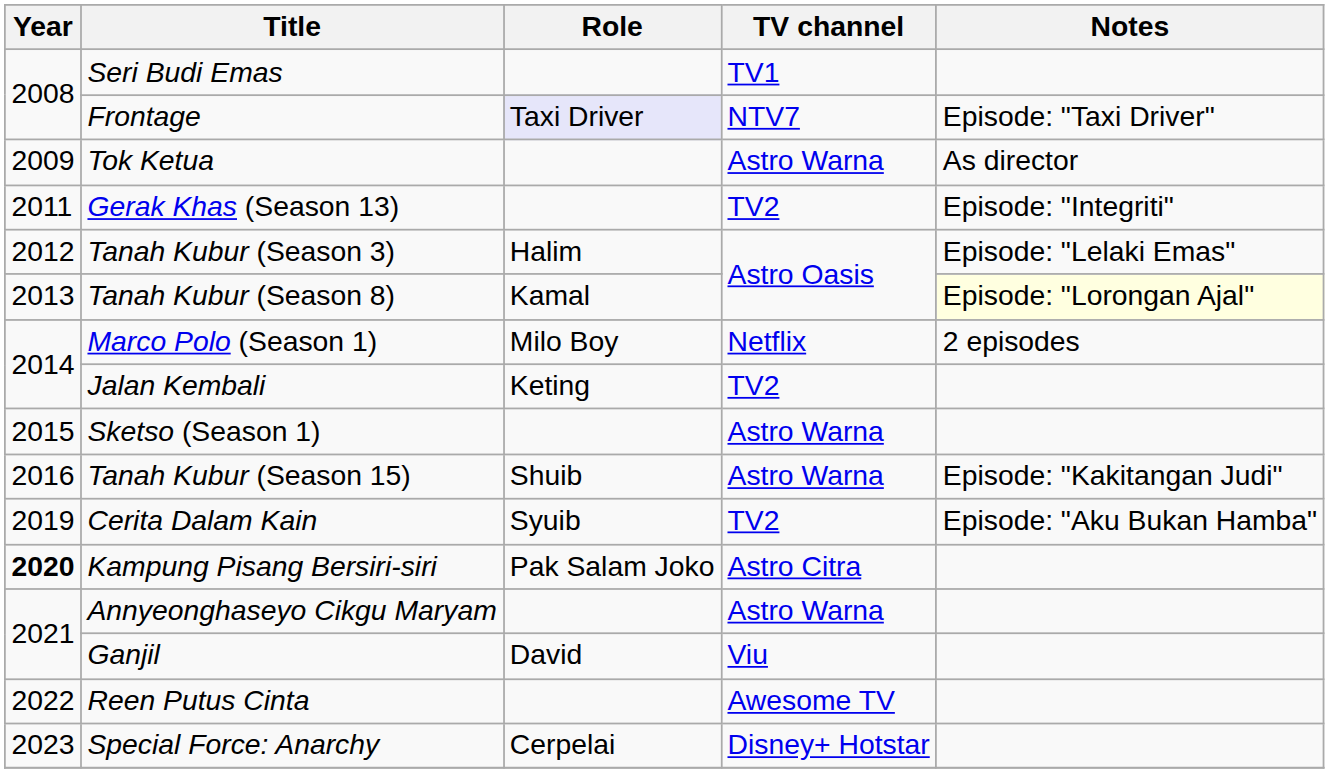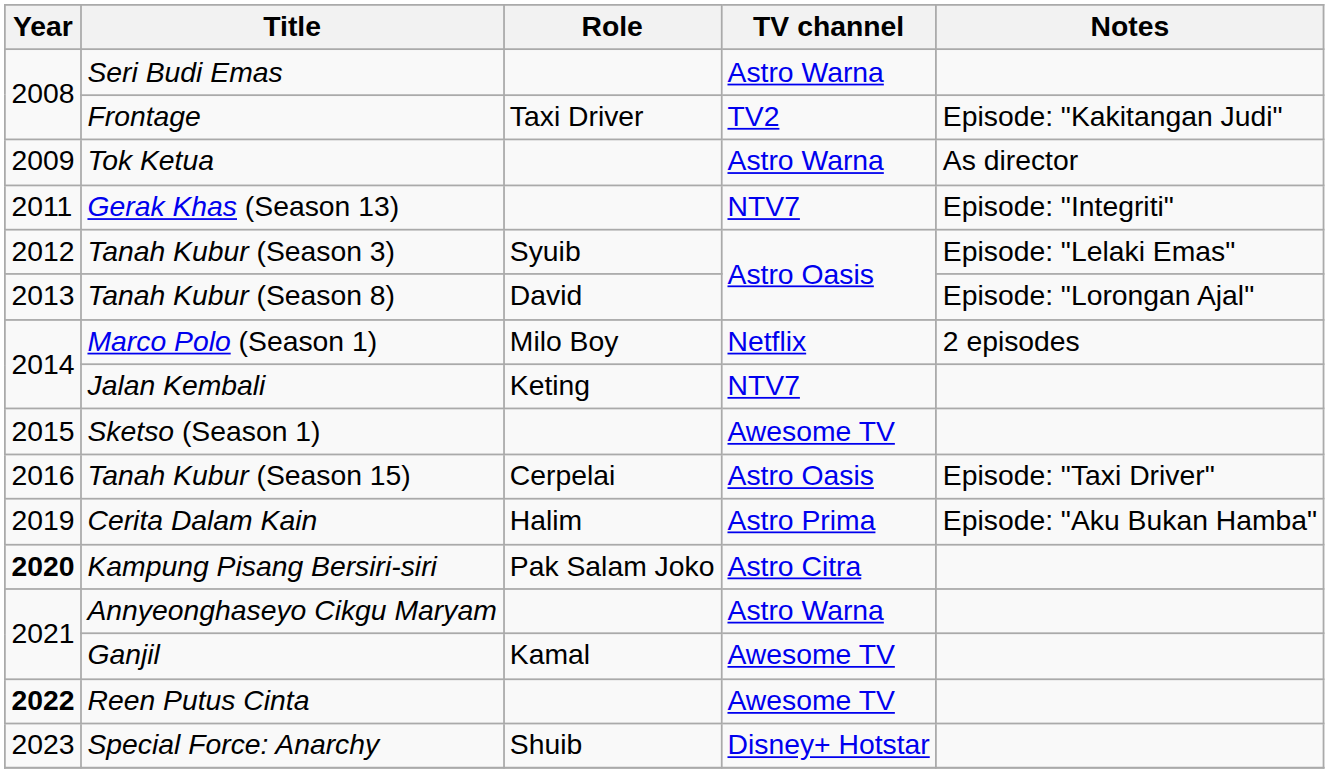(753, 71) TV1 -> (806, 71) Astro Warna
(577, 116) lavender background -> (577, 116) no background
(764, 116) NTV7 -> (753, 116) TV2
(1079, 116) Episode: "Taxi Driver" -> (1113, 116) Episode: "Kakitangan Judi"
(753, 206) TV2 -> (764, 206) NTV7
(546, 251) Halim -> (545, 251) Syuib
(550, 296) Kamal -> (546, 296) David
(1098, 296) lightyellow background -> (1098, 296) no background
(753, 386) TV2 -> (764, 386) NTV7
(806, 431) Astro Warna -> (811, 431) Awesome TV
(546, 476) Shuib -> (563, 476) Cerpelai
(806, 476) Astro Warna -> (801, 476) Astro Oasis
(1113, 476) Episode: "Kakitangan Judi" -> (1079, 476) Episode: "Taxi Driver"
(545, 521) Syuib -> (546, 521) Halim
(753, 521) TV2 -> (801, 521) Astro Prima
(546, 655) David -> (550, 655) Kamal
(748, 655) Viu -> (811, 655) Awesome TV
(43, 700) normal -> (43, 700) bold
(563, 745) Cerpelai -> (546, 745) Shuib
